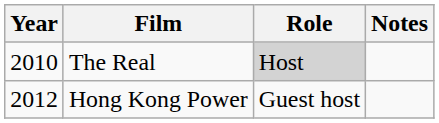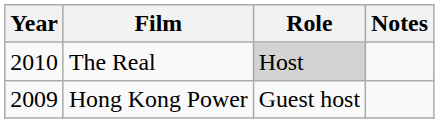(34, 99) 2012 -> (34, 99) 2009
